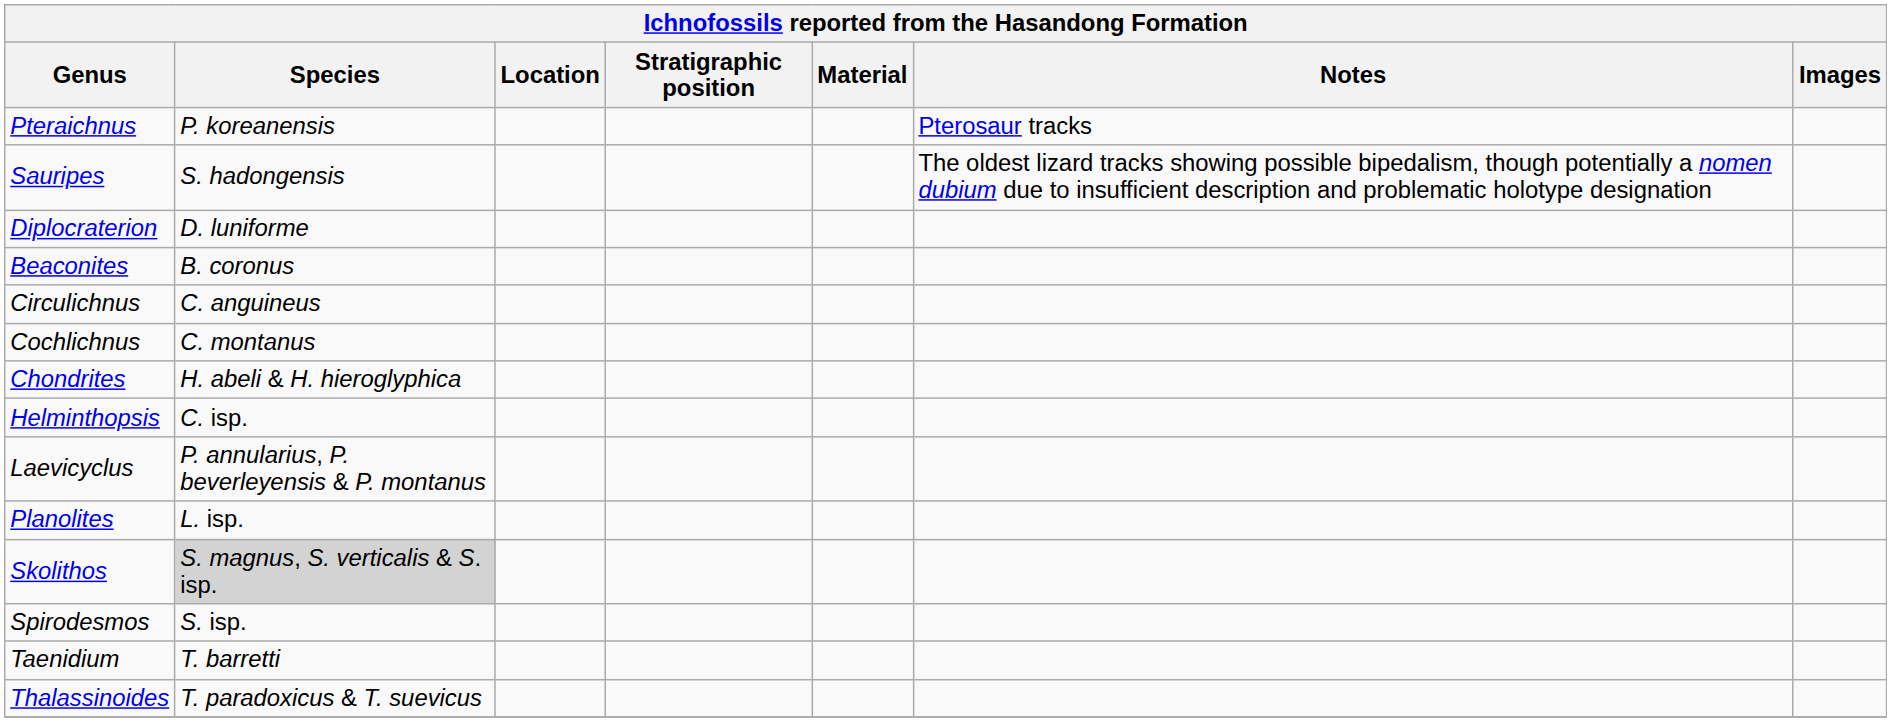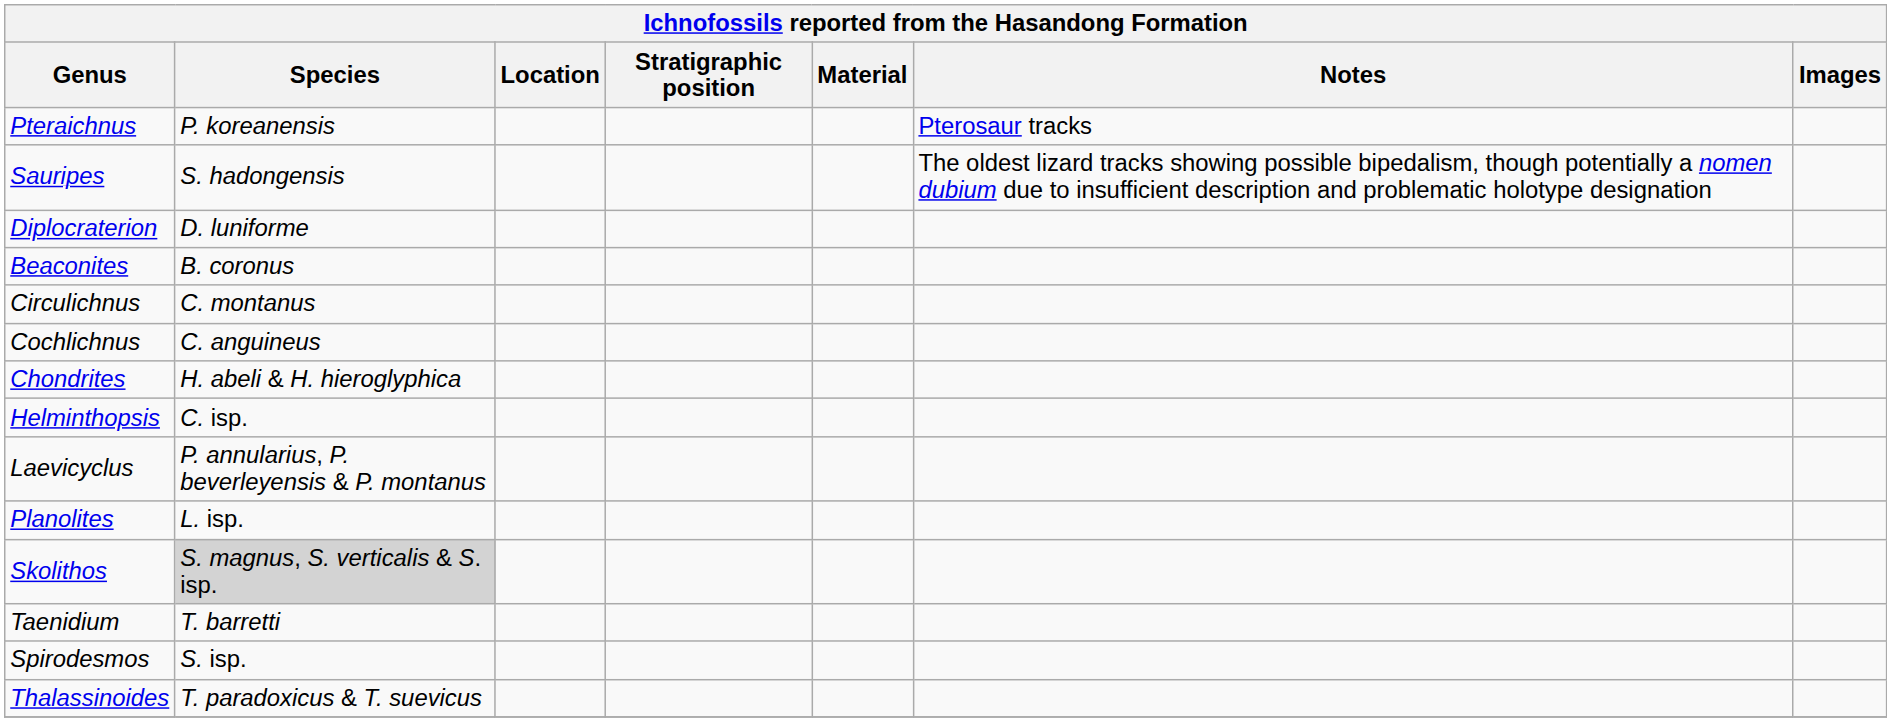(251, 303) C. anguineus -> (248, 303) C. montanus
(248, 341) C. montanus -> (251, 341) C. anguineus
rows swapped: (80, 622) <-> (65, 660)
